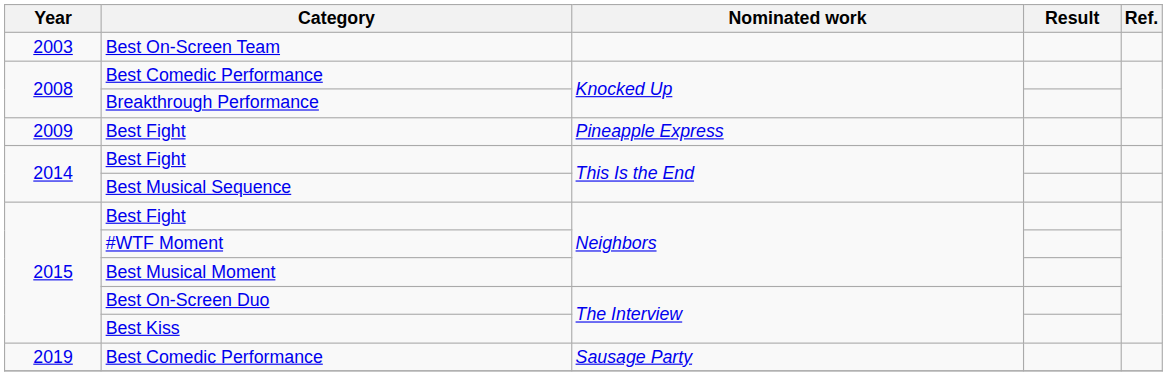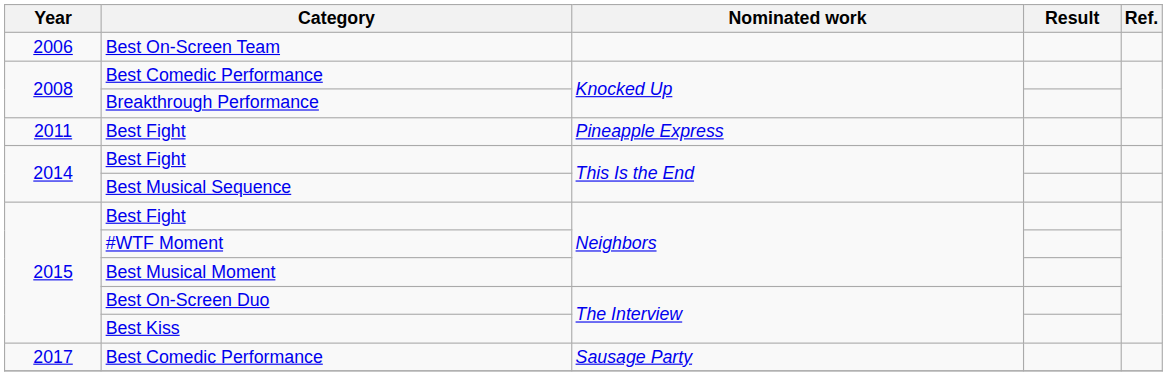(53, 46) 2003 -> (53, 46) 2006
(53, 131) 2009 -> (53, 131) 2011
(53, 356) 2019 -> (53, 356) 2017
